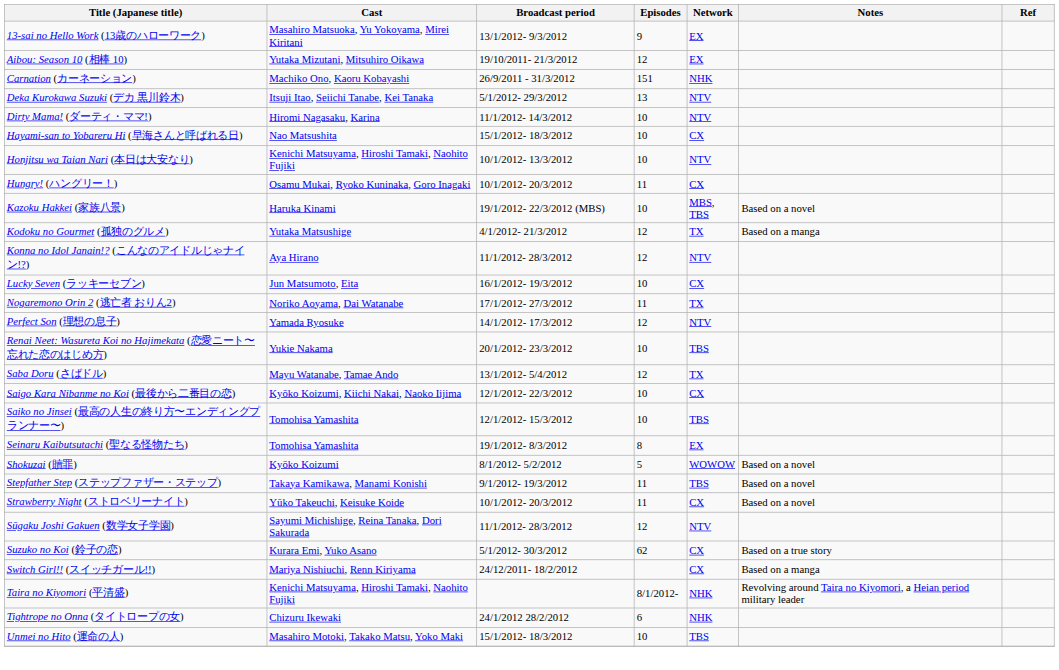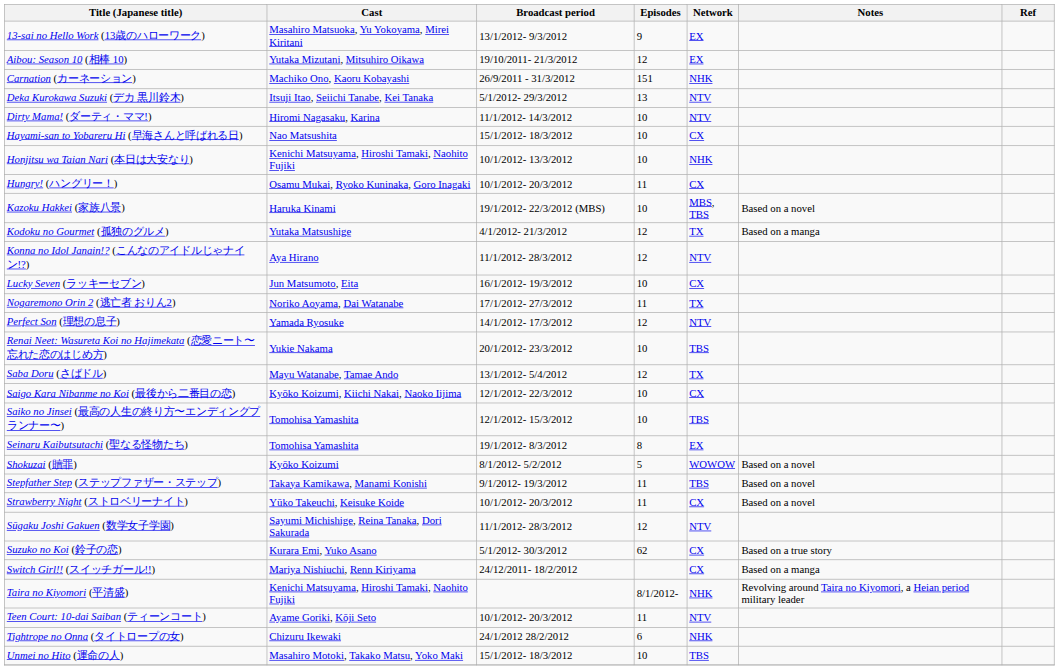(700, 160) NTV -> (701, 160) NHK
+ row: (106, 617)
